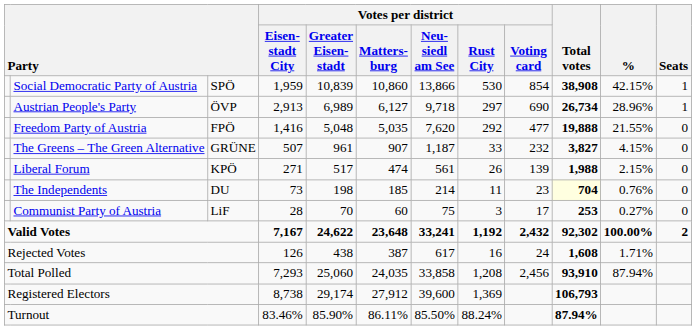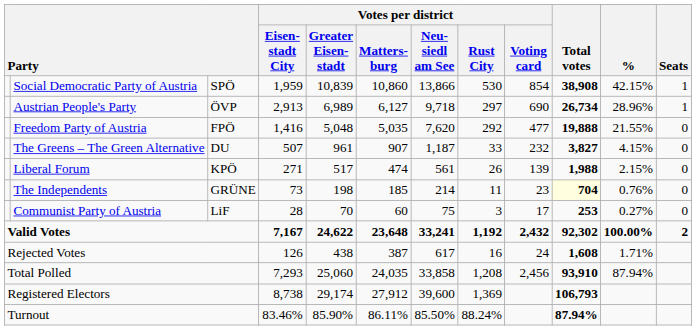(233, 148) GRÜNE -> (220, 148) DU
(220, 190) DU -> (233, 190) GRÜNE
